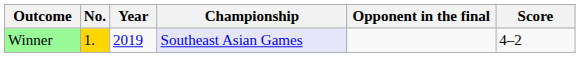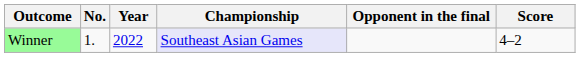(89, 40) gold background -> (89, 40) no background
(128, 40) 2019 -> (128, 40) 2022
